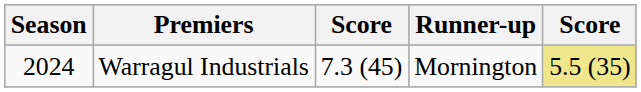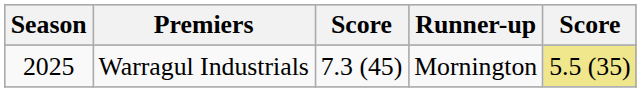(49, 65) 2024 -> (49, 65) 2025
